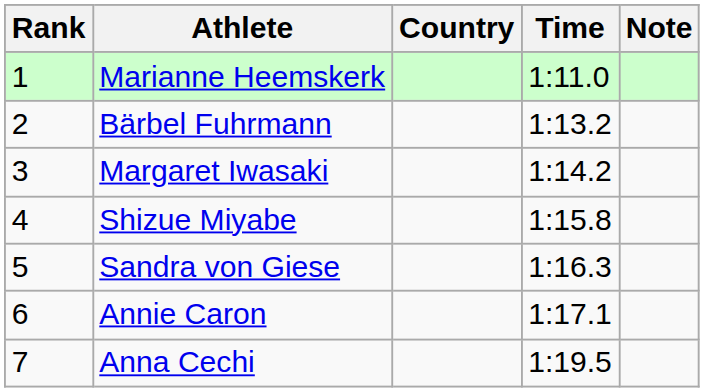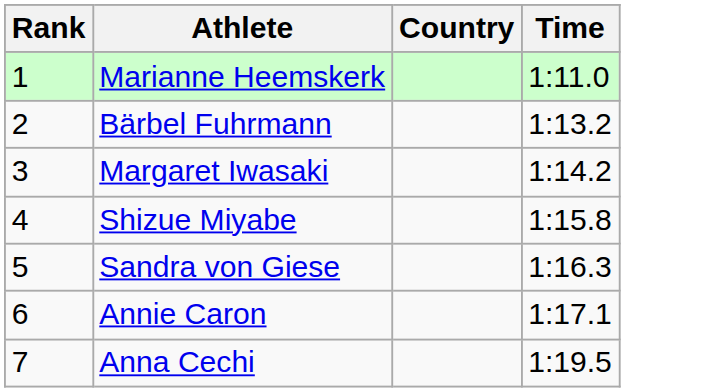- column: (659, 28)
